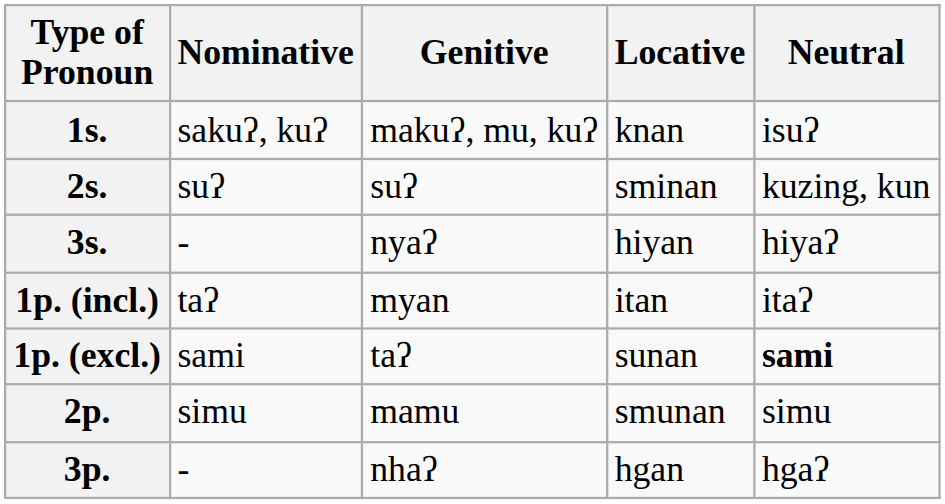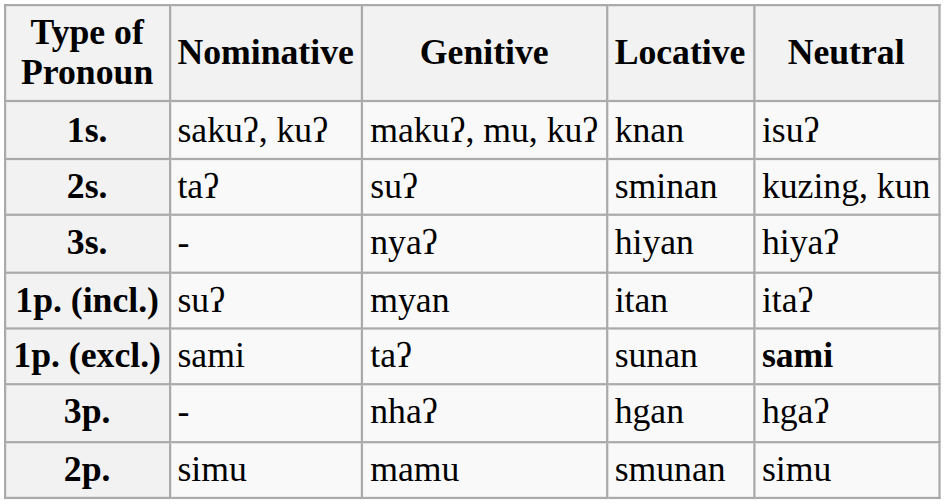(201, 186) suʔ -> (198, 186) taʔ
(198, 299) taʔ -> (201, 299) suʔ
rows swapped: (87, 412) <-> (87, 469)
